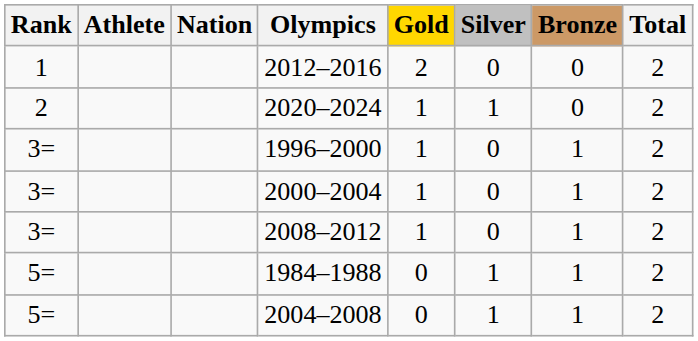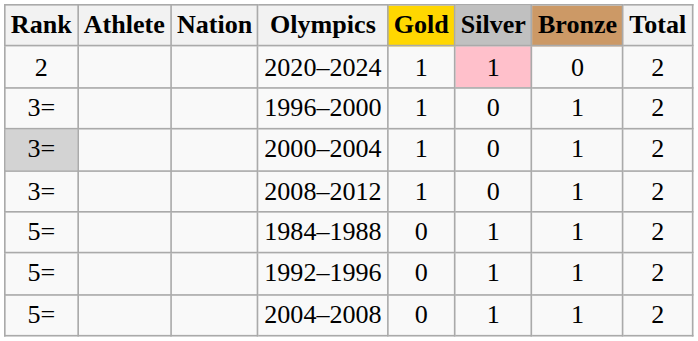- row: (323, 66)
(493, 107) no background -> (493, 66) pink background
(41, 190) no background -> (41, 149) lightgrey background
+ row: (323, 273)
